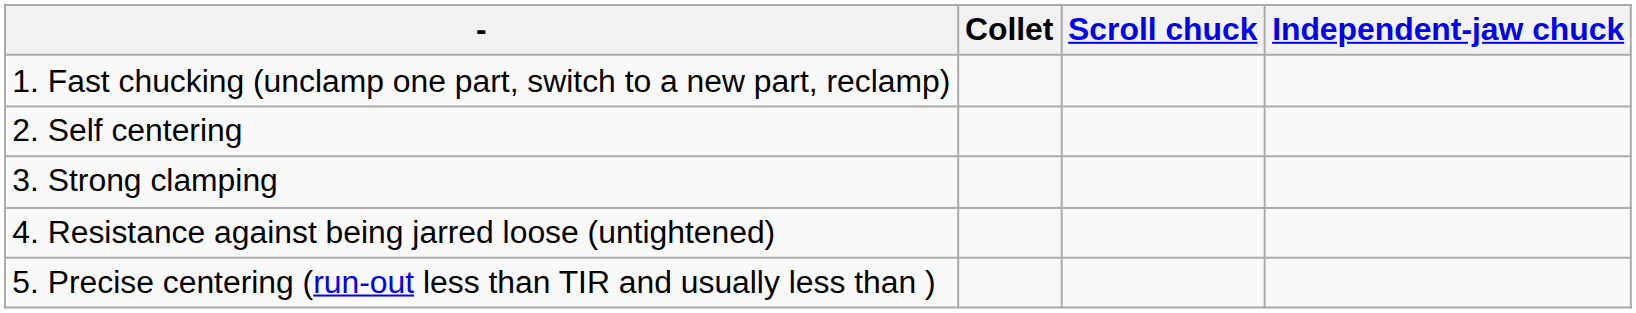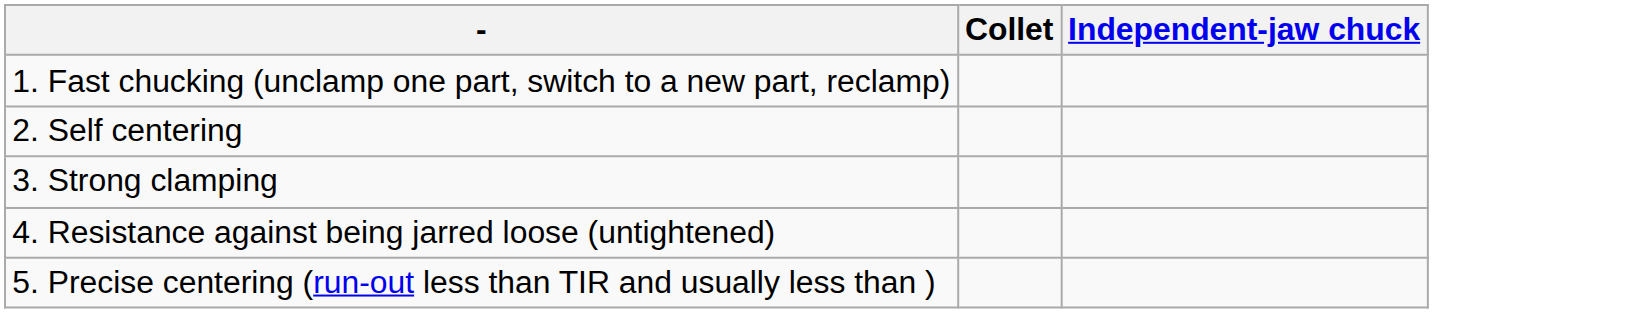- column: (1163, 29)
